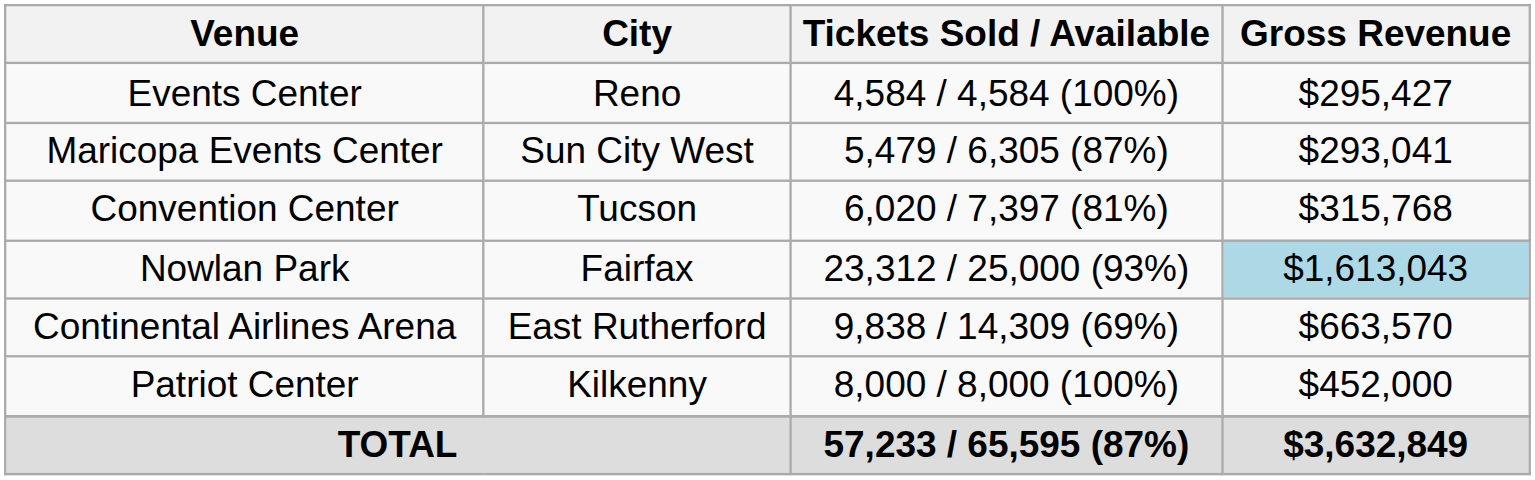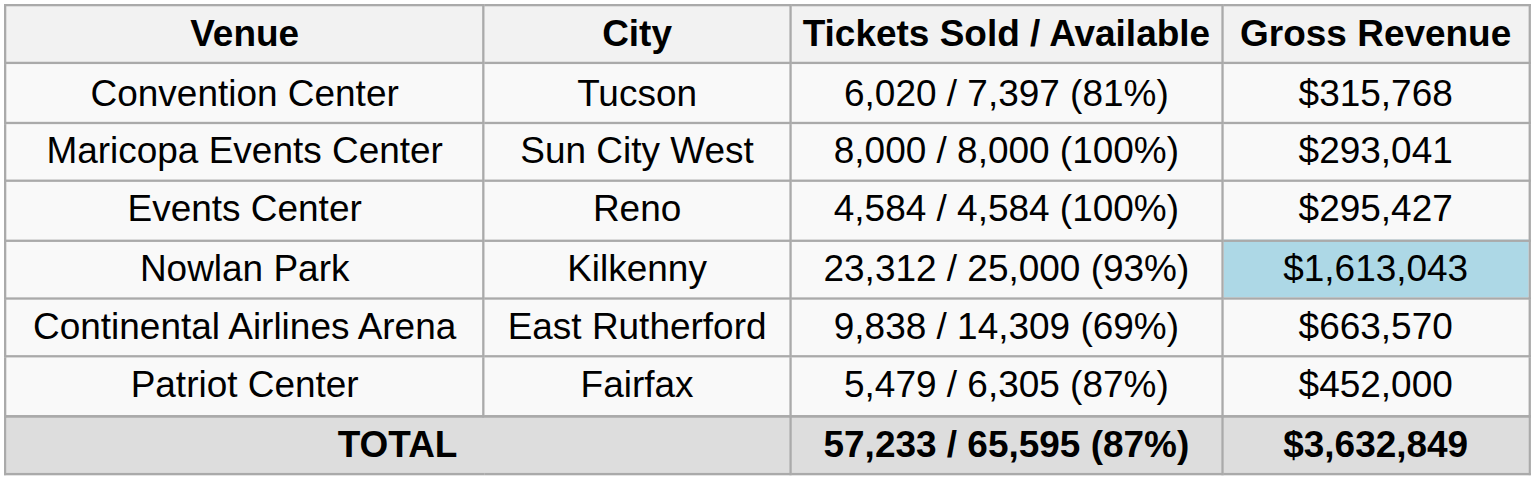rows swapped: (245, 92) <-> (245, 209)
(1006, 151) 5,479 / 6,305 (87%) -> (1006, 151) 8,000 / 8,000 (100%)
(637, 268) Fairfax -> (637, 268) Kilkenny
(637, 385) Kilkenny -> (637, 385) Fairfax
(1006, 385) 8,000 / 8,000 (100%) -> (1006, 385) 5,479 / 6,305 (87%)
